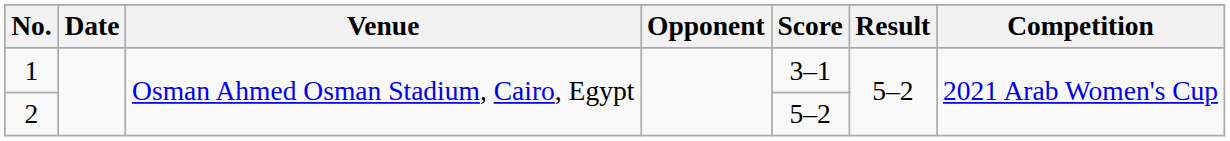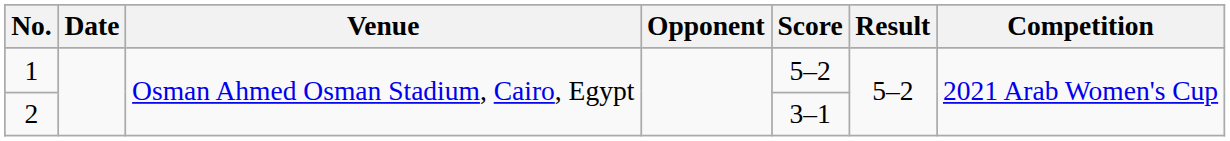(810, 69) 3–1 -> (810, 69) 5–2
(810, 113) 5–2 -> (810, 113) 3–1
